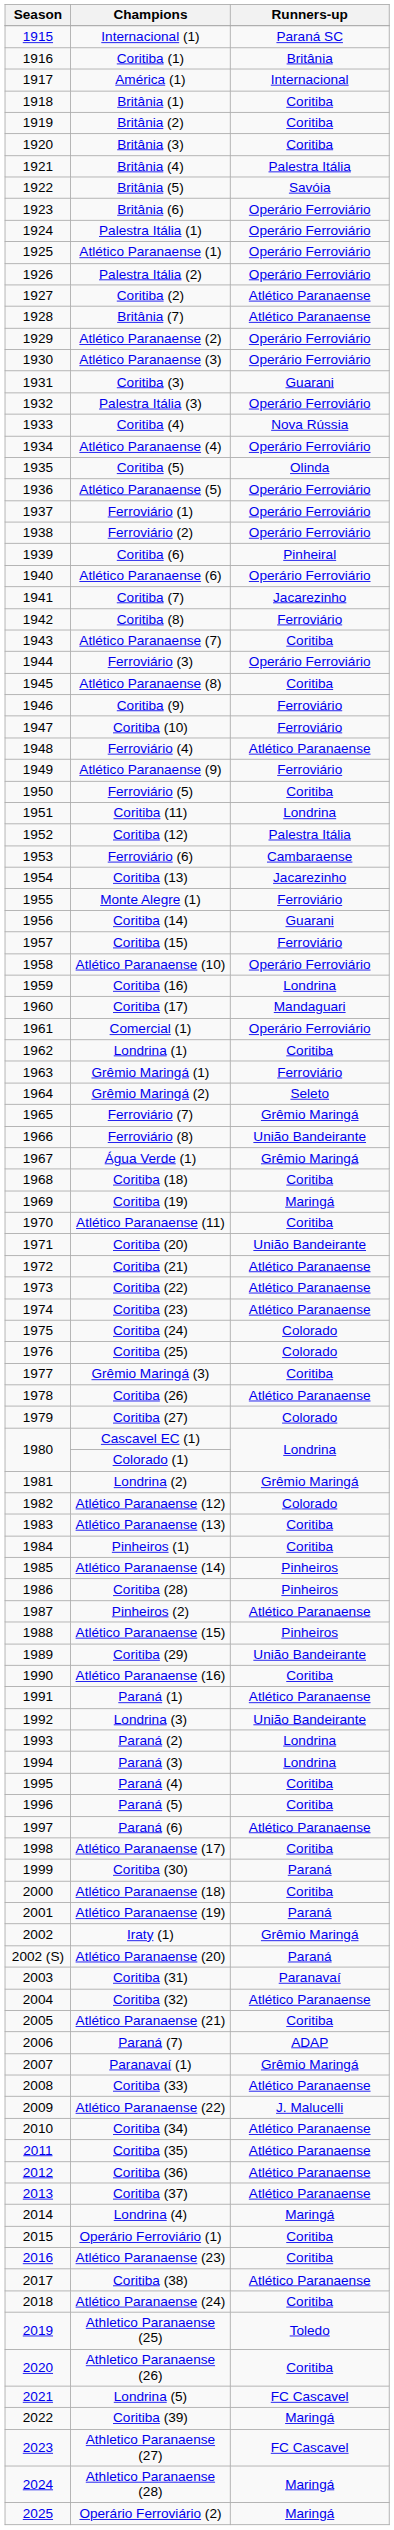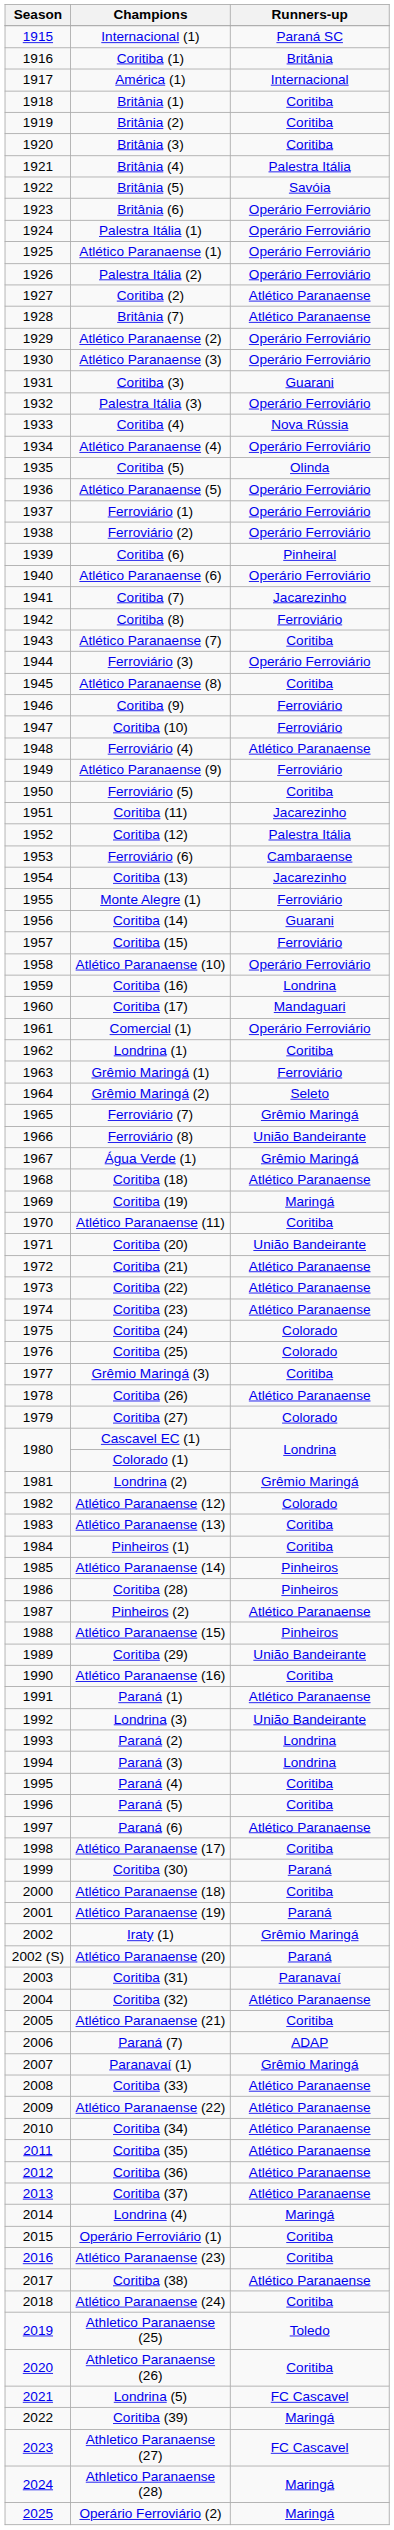(310, 813) Londrina -> (310, 813) Jacarezinho
(310, 1179) Coritiba -> (310, 1179) Atlético Paranaense
(310, 2107) J. Malucelli -> (310, 2107) Atlético Paranaense
